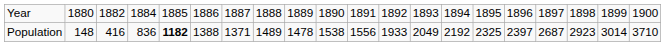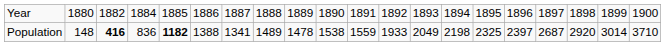(115, 32) normal -> (115, 32) bold
(237, 32) 1371 -> (237, 32) 1341
(363, 32) 1556 -> (363, 32) 1559
(457, 32) 2192 -> (457, 32) 2198
(583, 32) 2923 -> (583, 32) 2920
